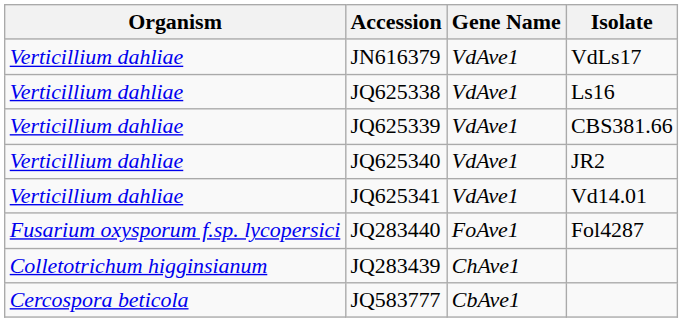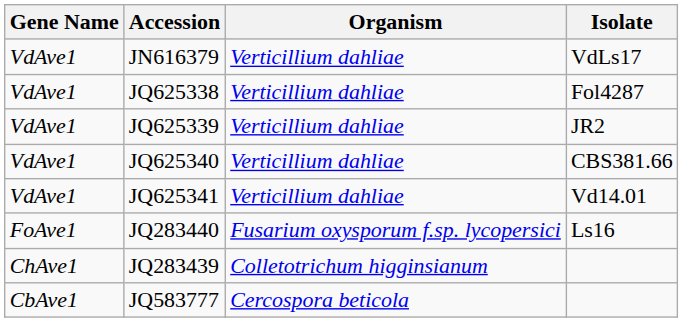columns swapped: (506, 21) <-> (175, 21)
(593, 91) Ls16 -> (607, 91) Fol4287
(622, 126) CBS381.66 -> (588, 126) JR2
(588, 160) JR2 -> (622, 160) CBS381.66
(607, 230) Fol4287 -> (593, 230) Ls16
